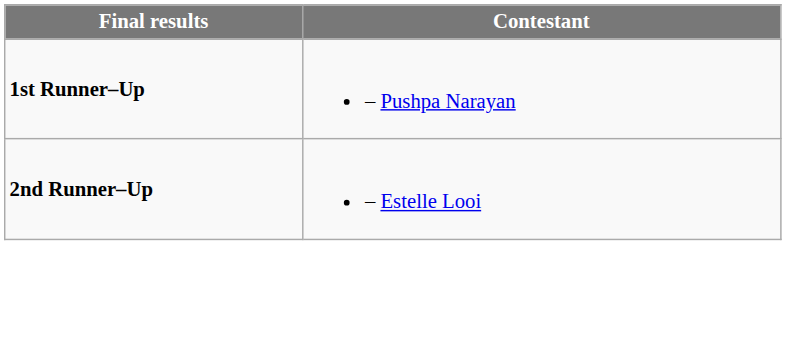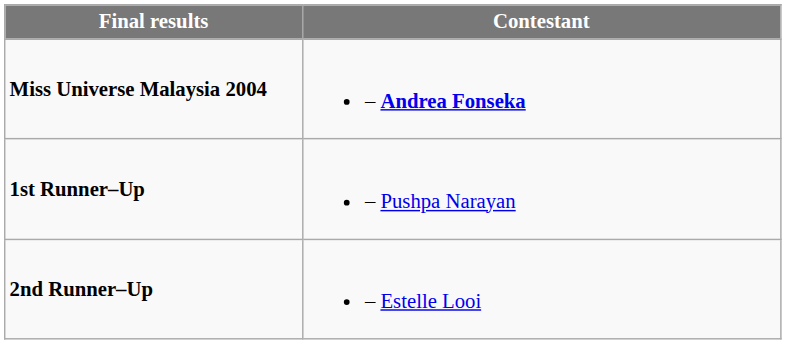+ row: (138, 89)
